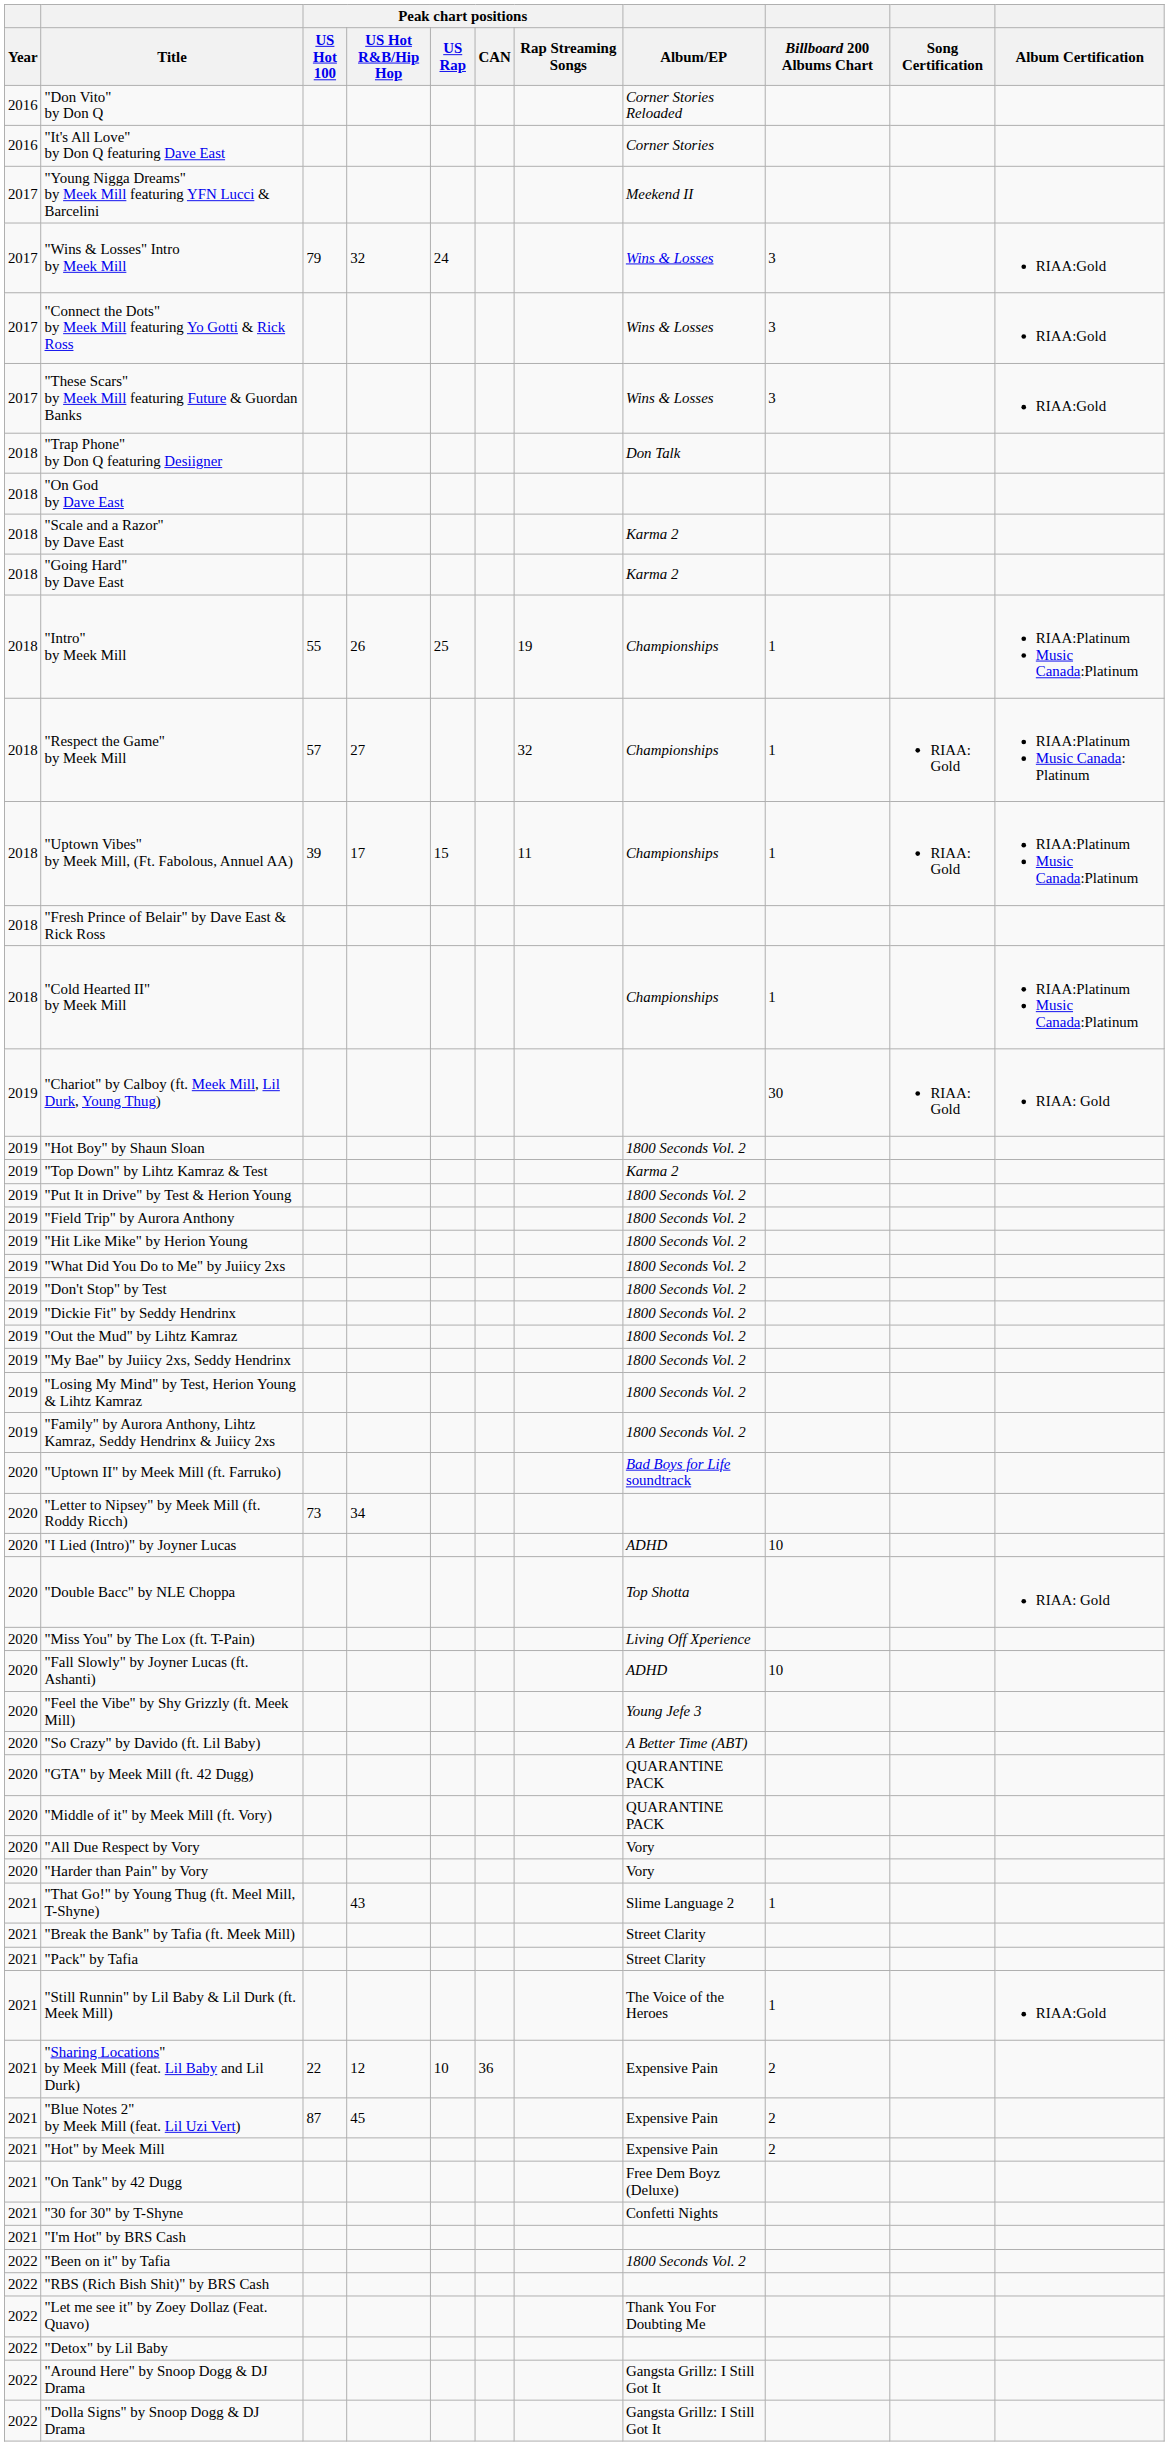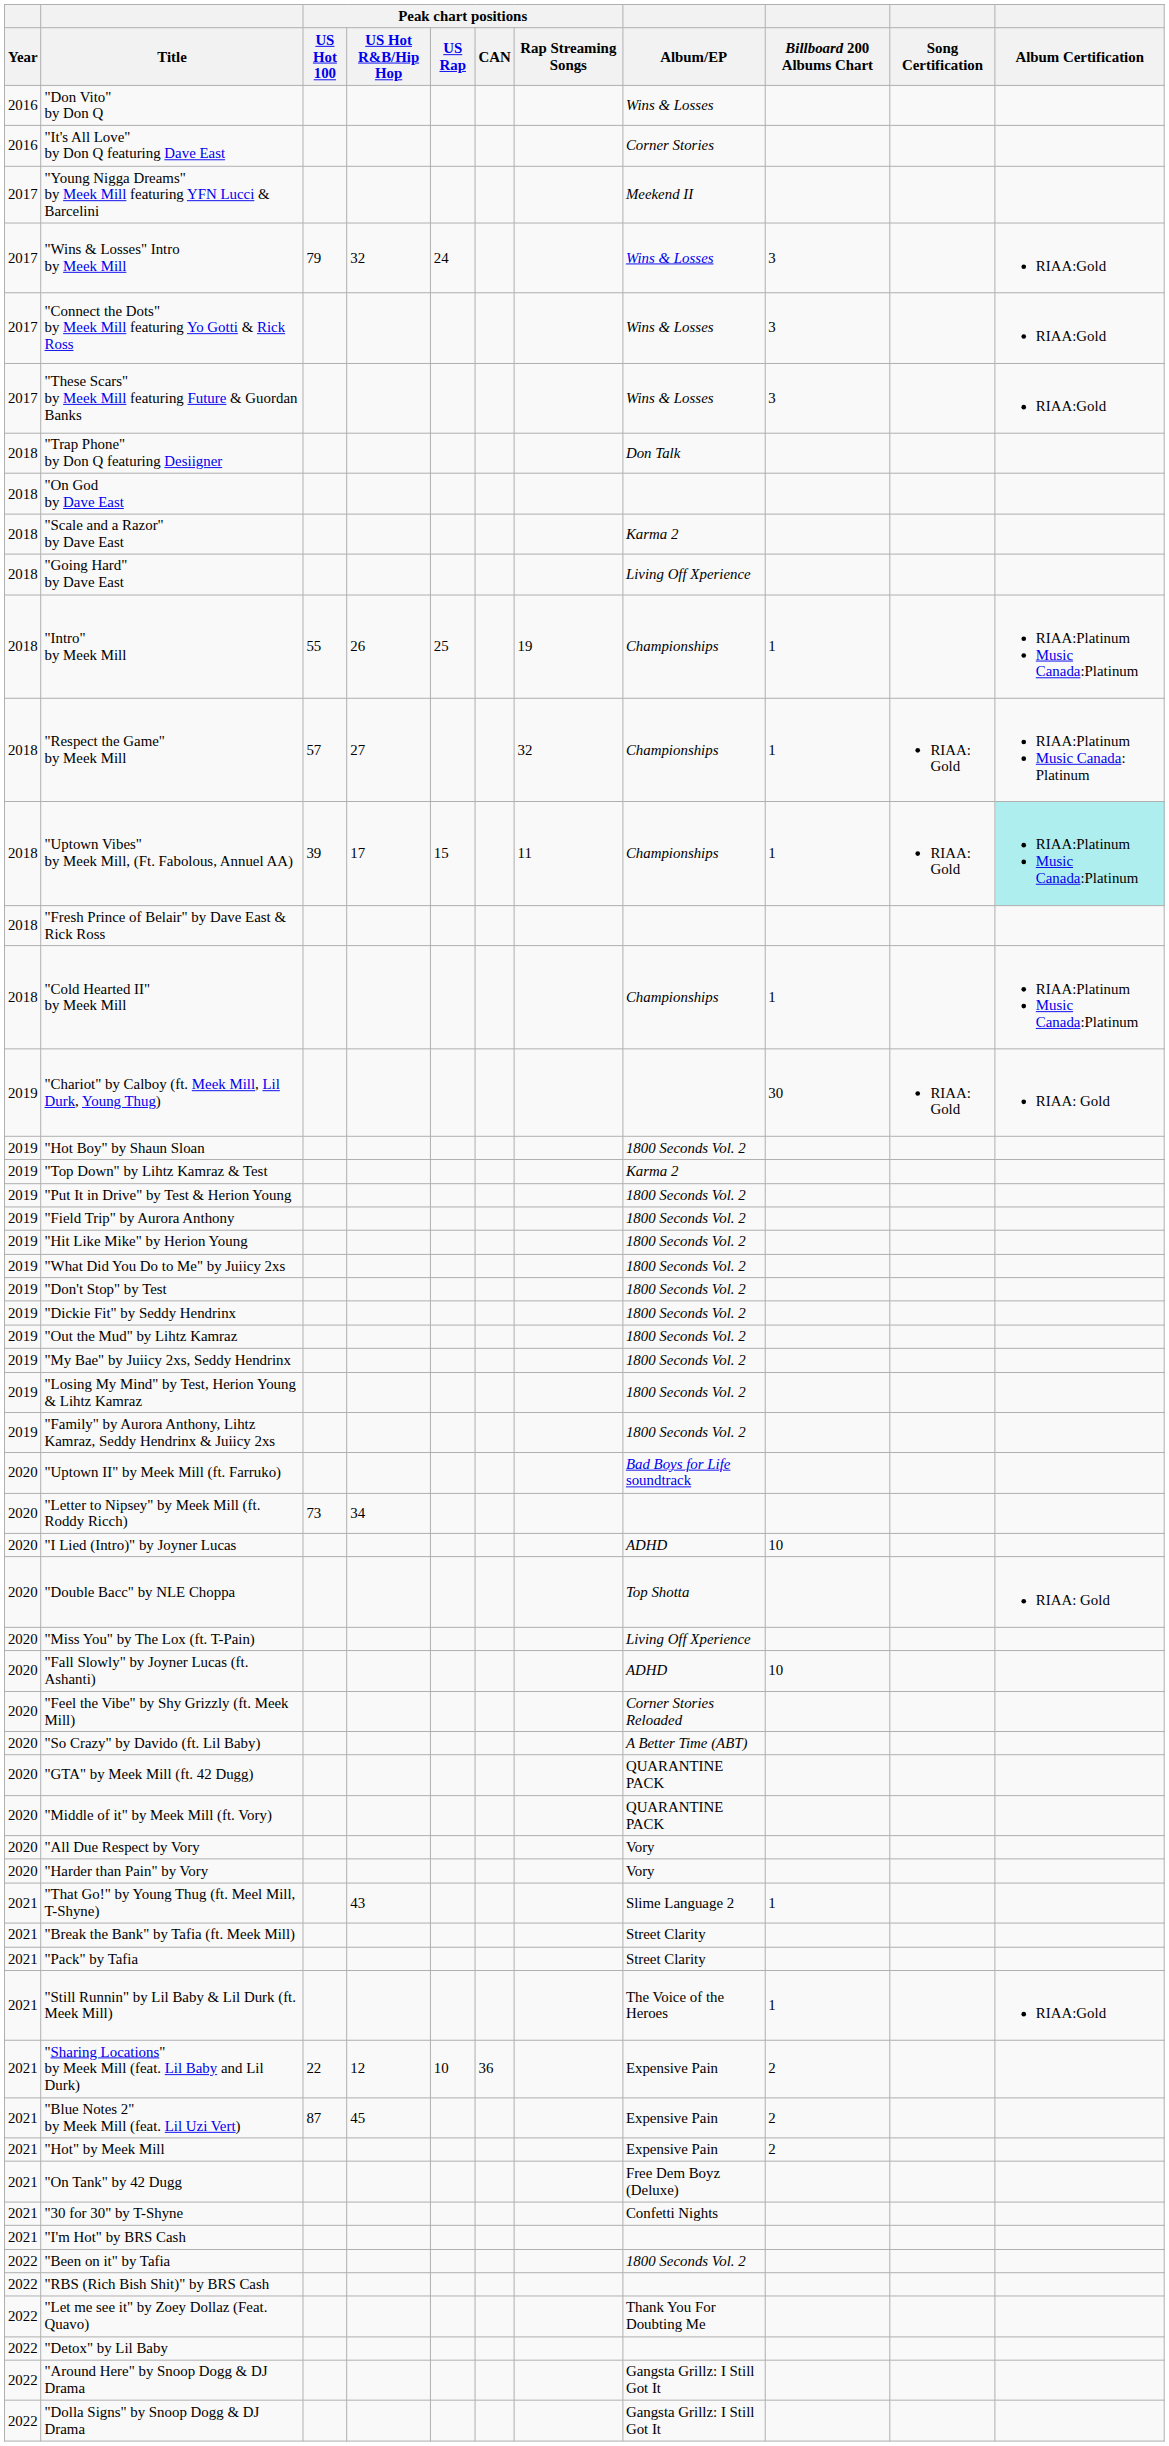(670, 105) Corner Stories Reloaded -> (670, 105) Wins & Losses
(652, 574) Karma 2 -> (688, 574) Living Off Xperience
(1080, 862) no background -> (1080, 862) paleturquoise background
(664, 1711) Young Jefe 3 -> (670, 1711) Corner Stories Reloaded
